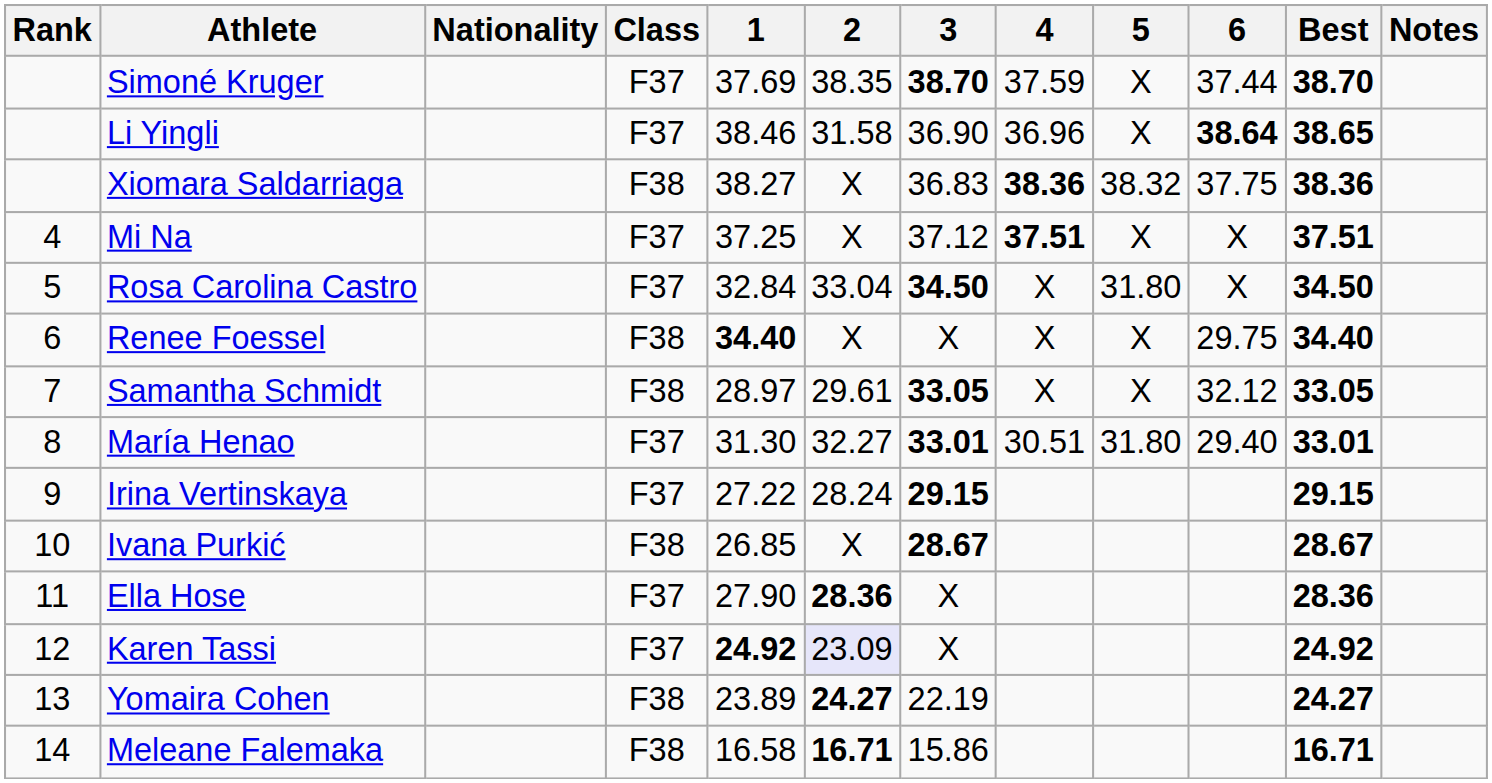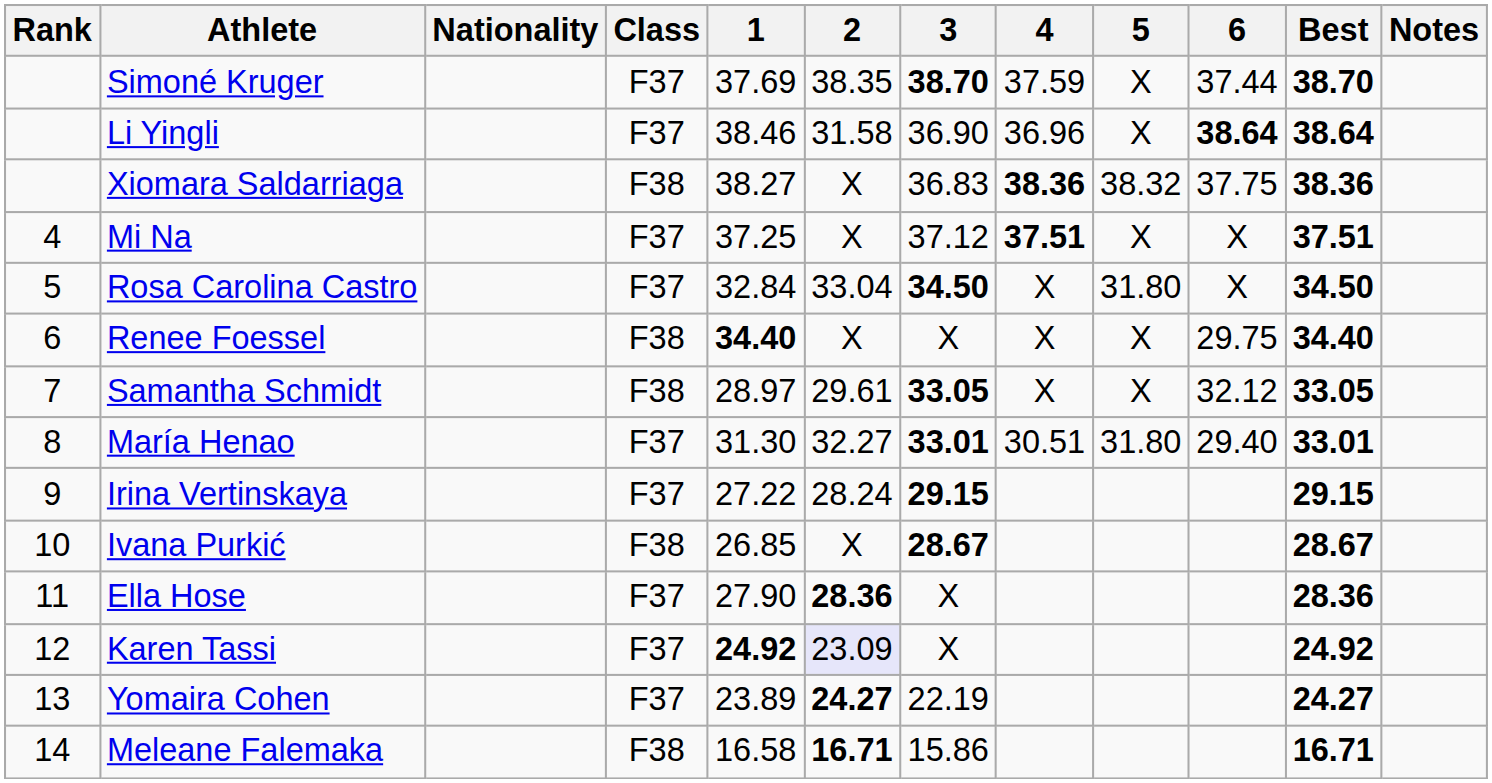(1333, 133) 38.65 -> (1333, 133) 38.64
(657, 699) F38 -> (657, 699) F37
